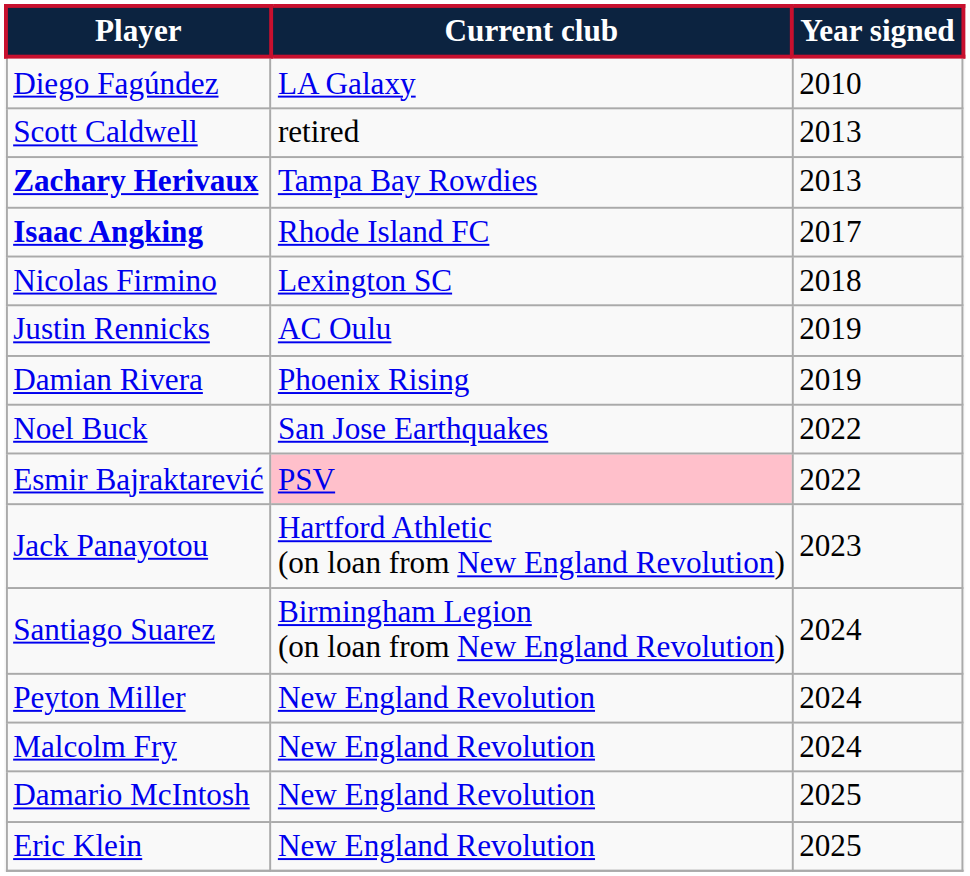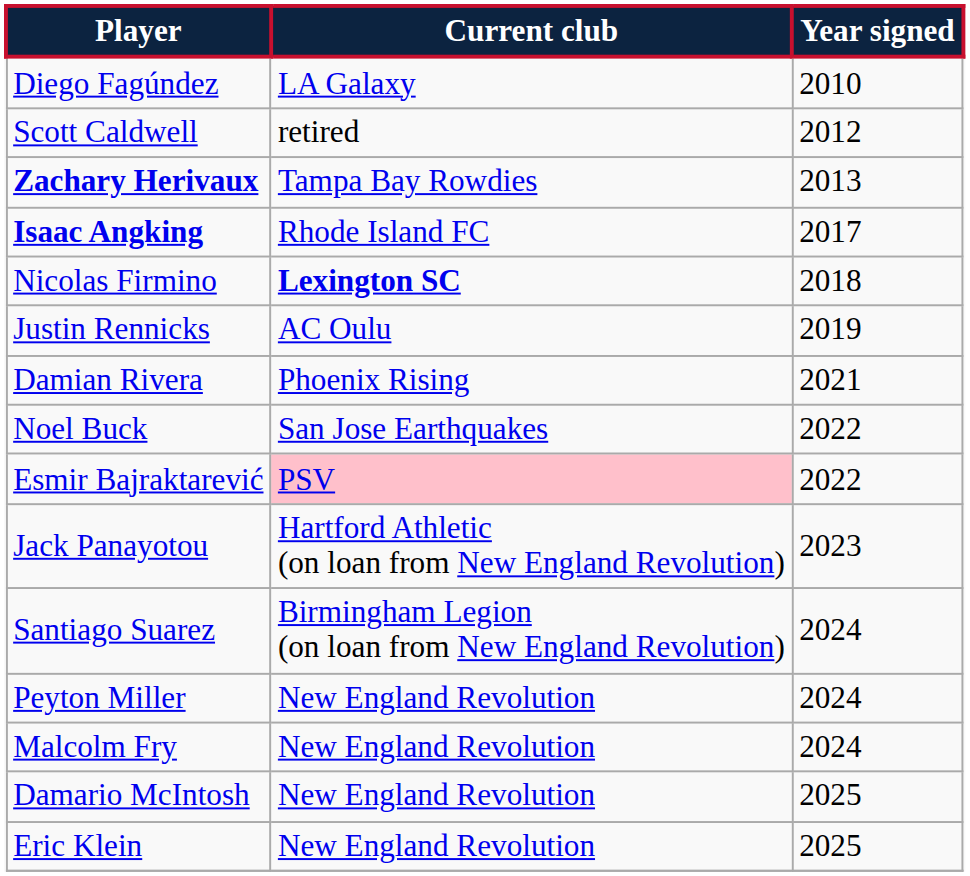(830, 132) 2013 -> (830, 132) 2012
(365, 280) normal -> (369, 280) bold
(830, 379) 2019 -> (830, 379) 2021
